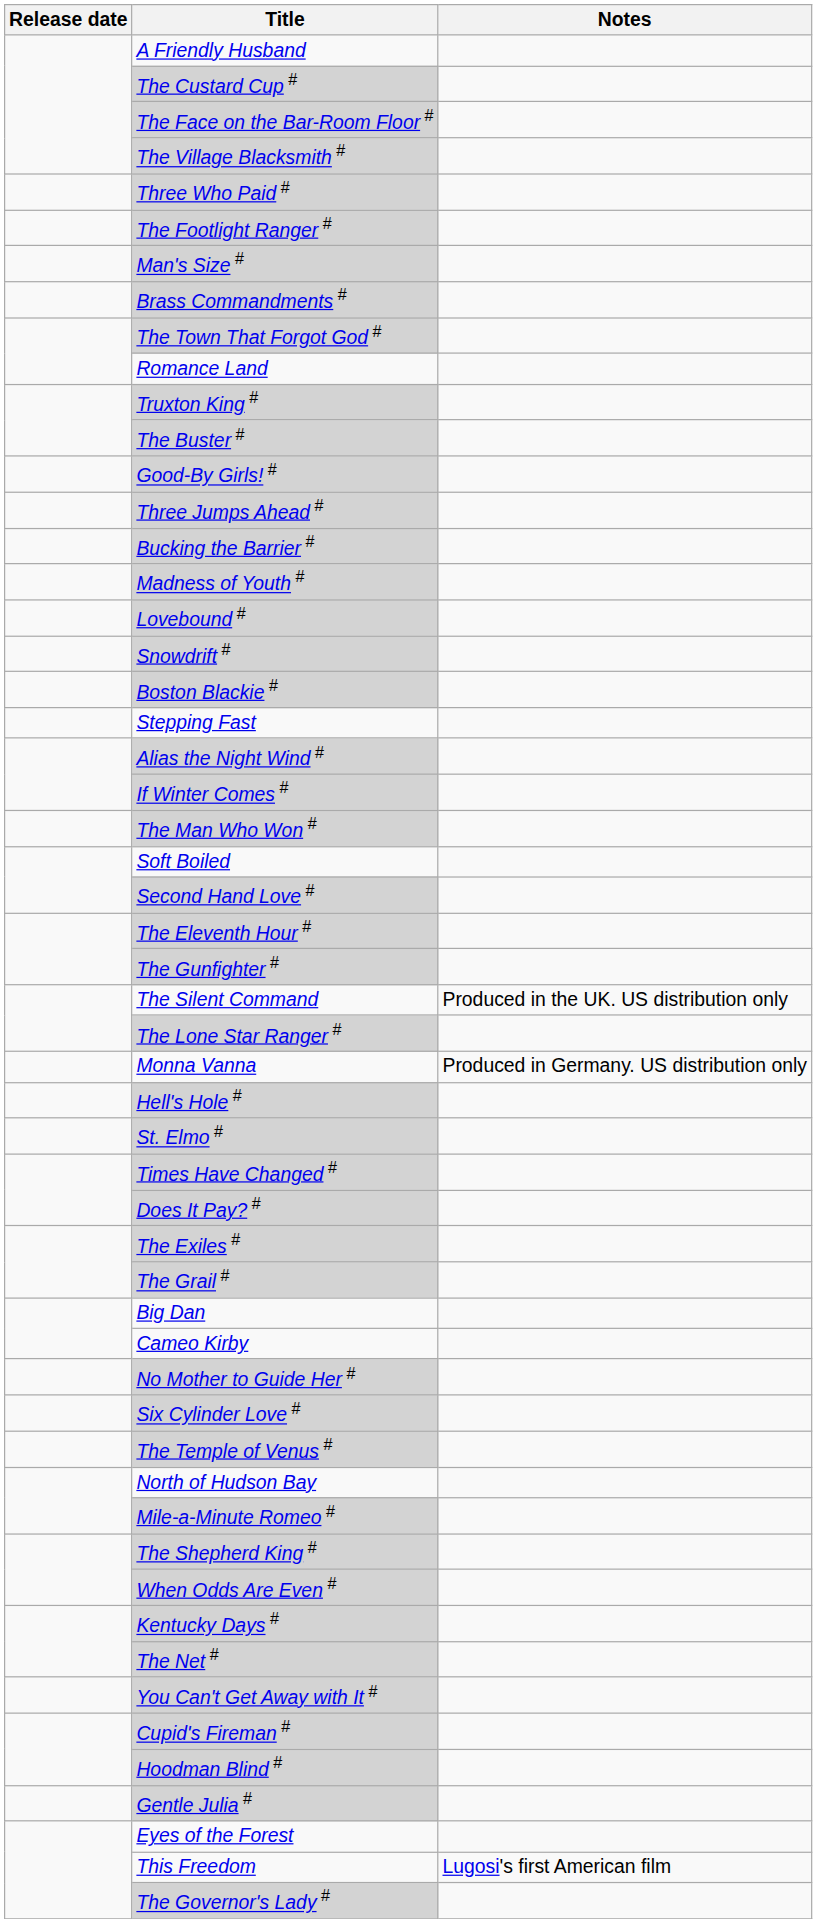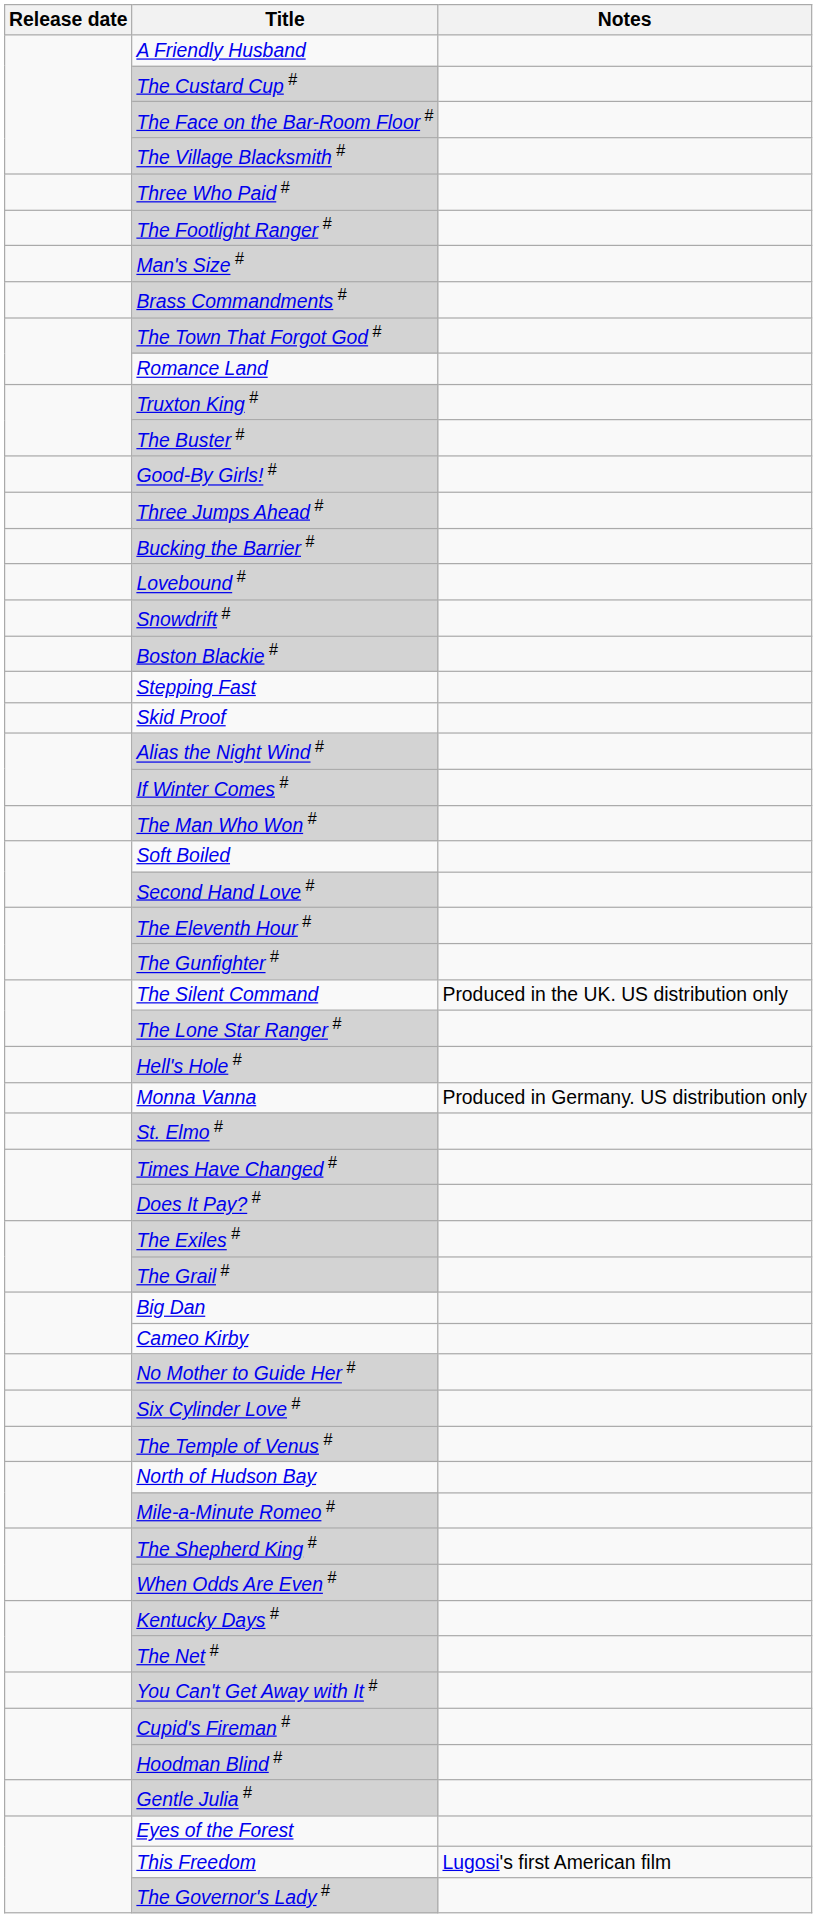- row: (220, 581)
+ row: (181, 717)
rows swapped: (196, 1066) <-> (189, 1099)
